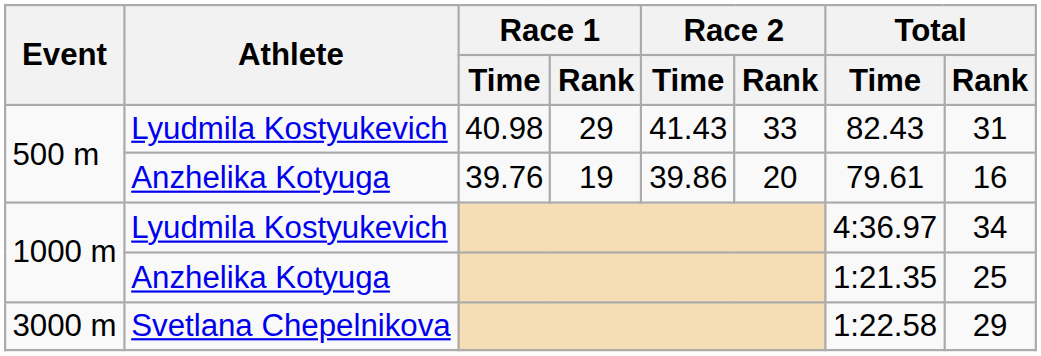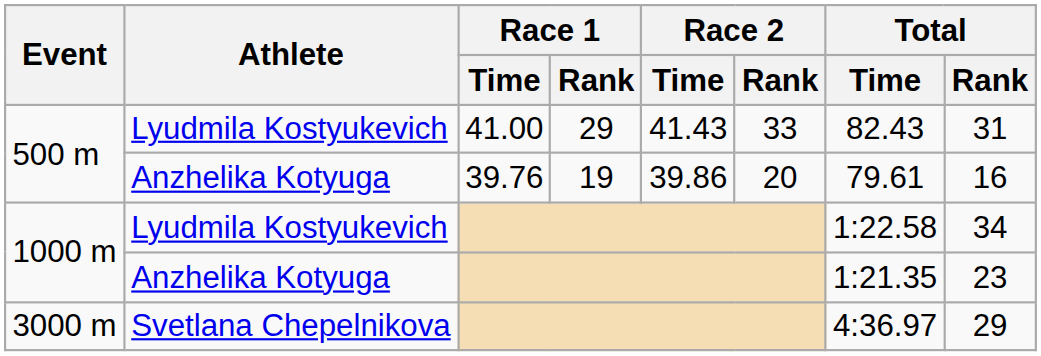(504, 129) 40.98 -> (504, 129) 41.00
(885, 228) 4:36.97 -> (885, 228) 1:22.58
(990, 277) 25 -> (990, 277) 23
(885, 326) 1:22.58 -> (885, 326) 4:36.97
